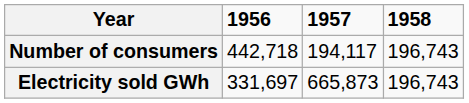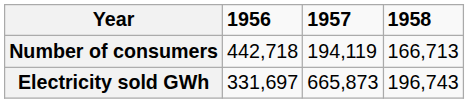(342, 51) 194,117 -> (342, 51) 194,119
(423, 51) 196,743 -> (423, 51) 166,713
